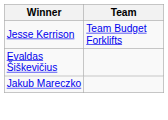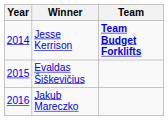+ column: (18, 12)
(116, 34) normal -> (121, 40) bold
